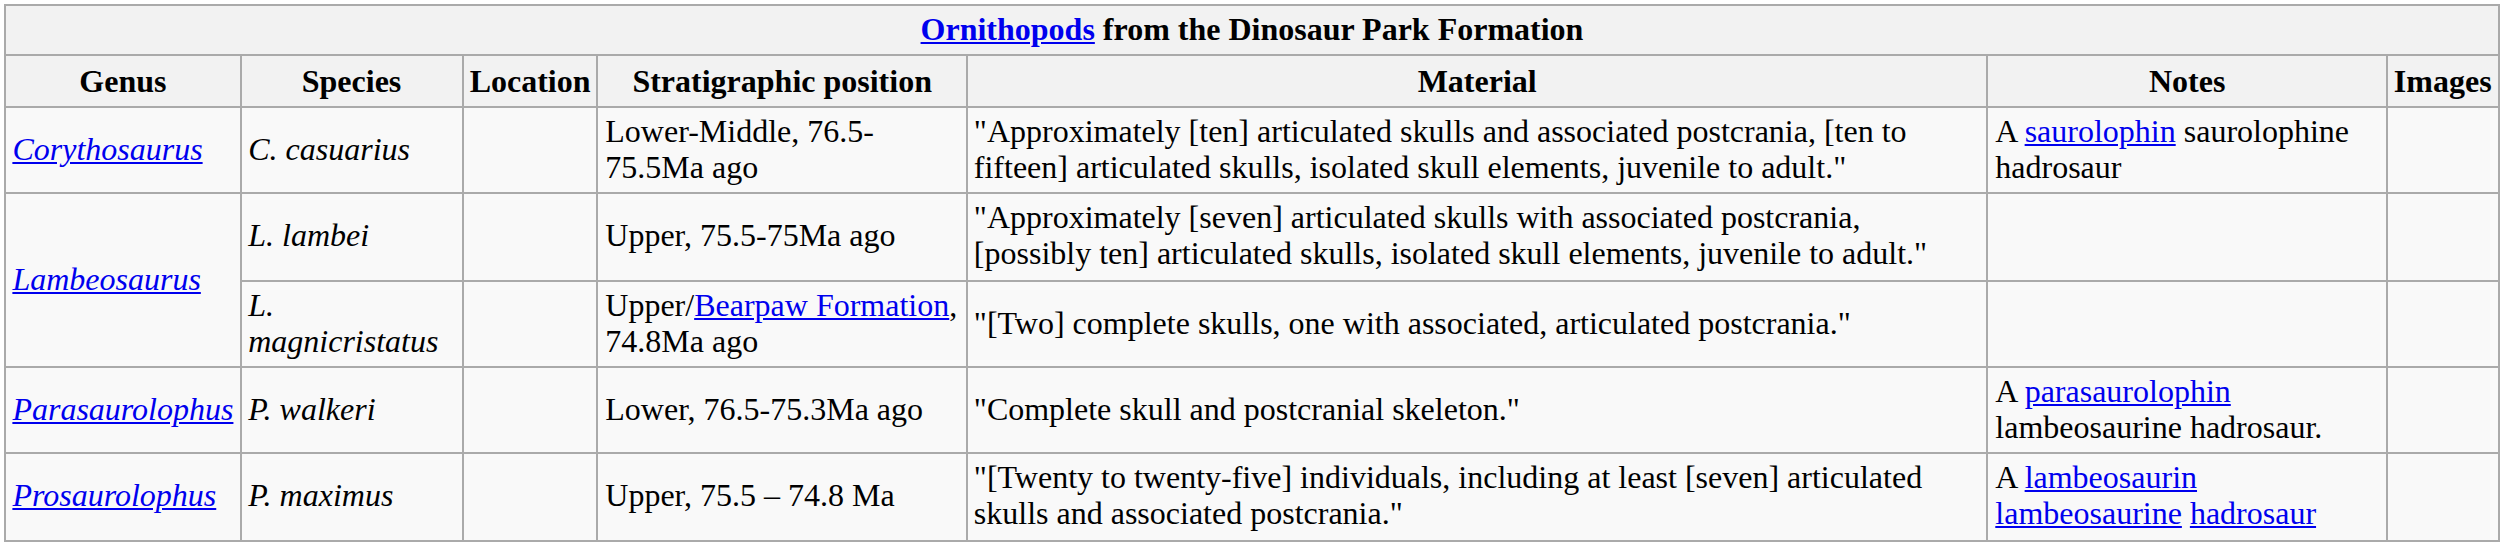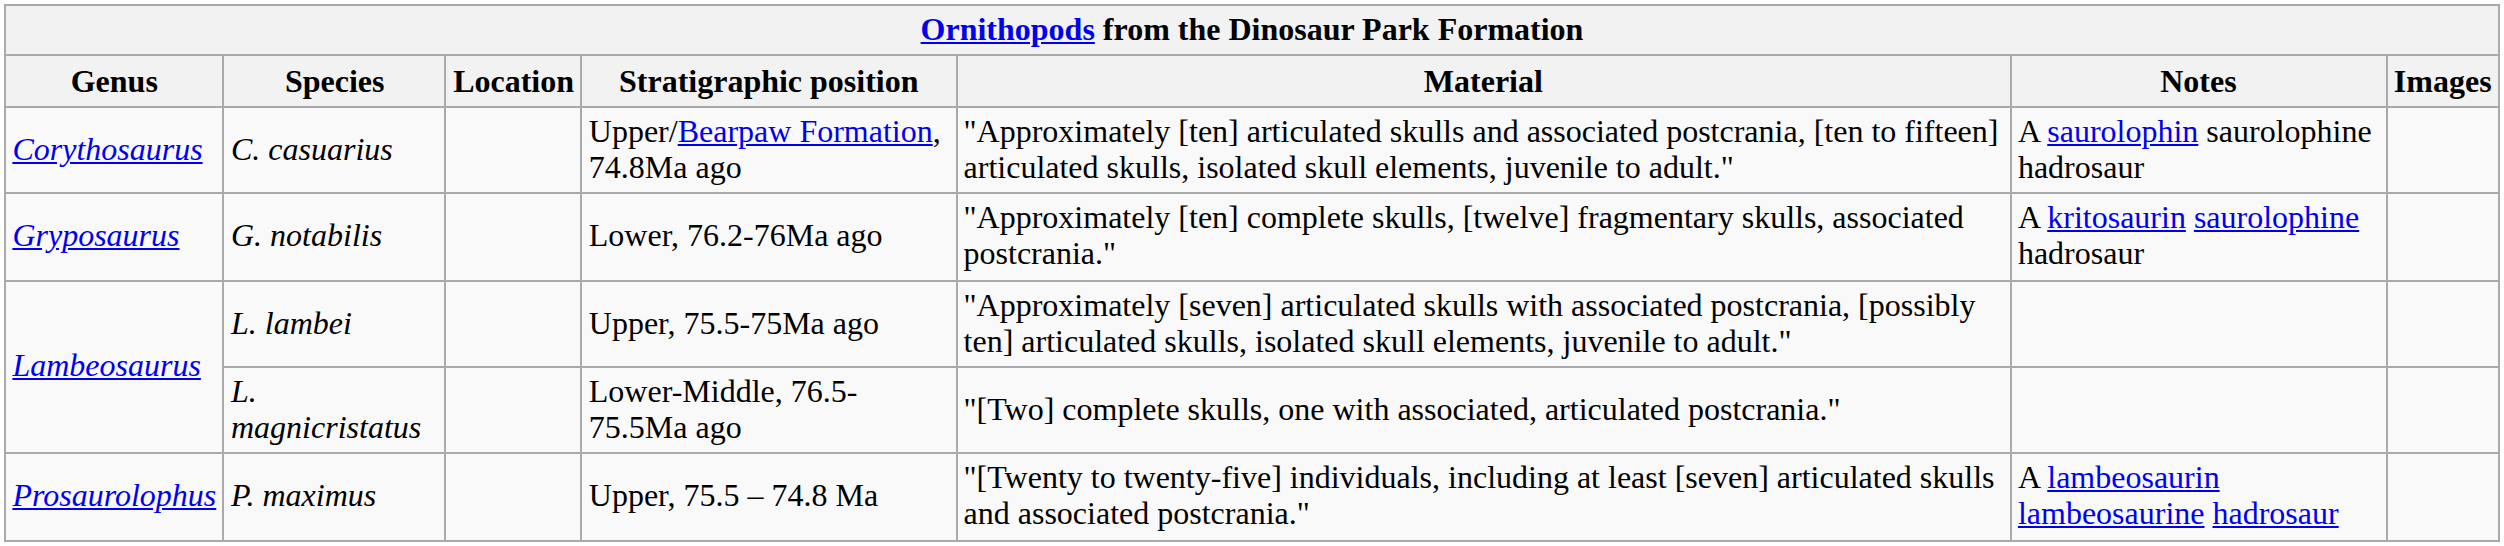(740, 149) Lower-Middle, 76.5-75.5Ma ago -> (765, 149) Upper/Bearpaw Formation, 74.8Ma ago
+ row: (307, 236)
(781, 322) Upper/Bearpaw Formation, 74.8Ma ago -> (723, 409) Lower-Middle, 76.5-75.5Ma ago
- row: (312, 409)
